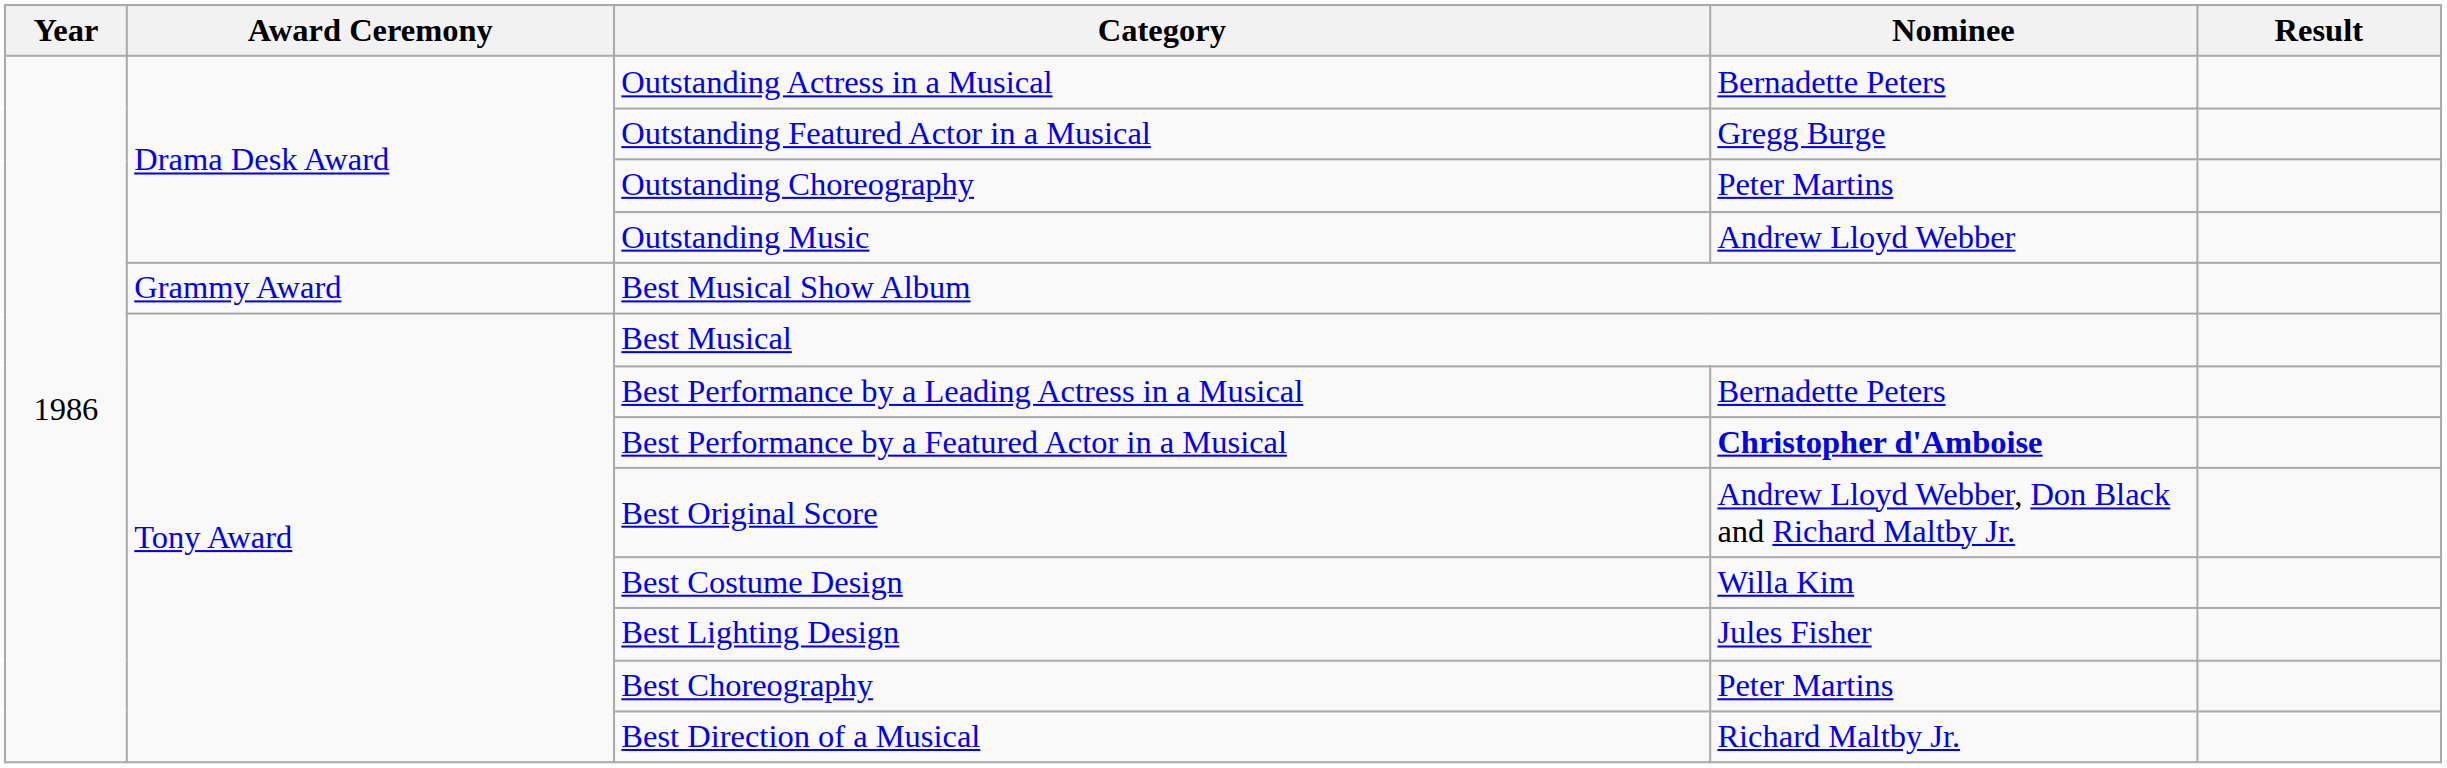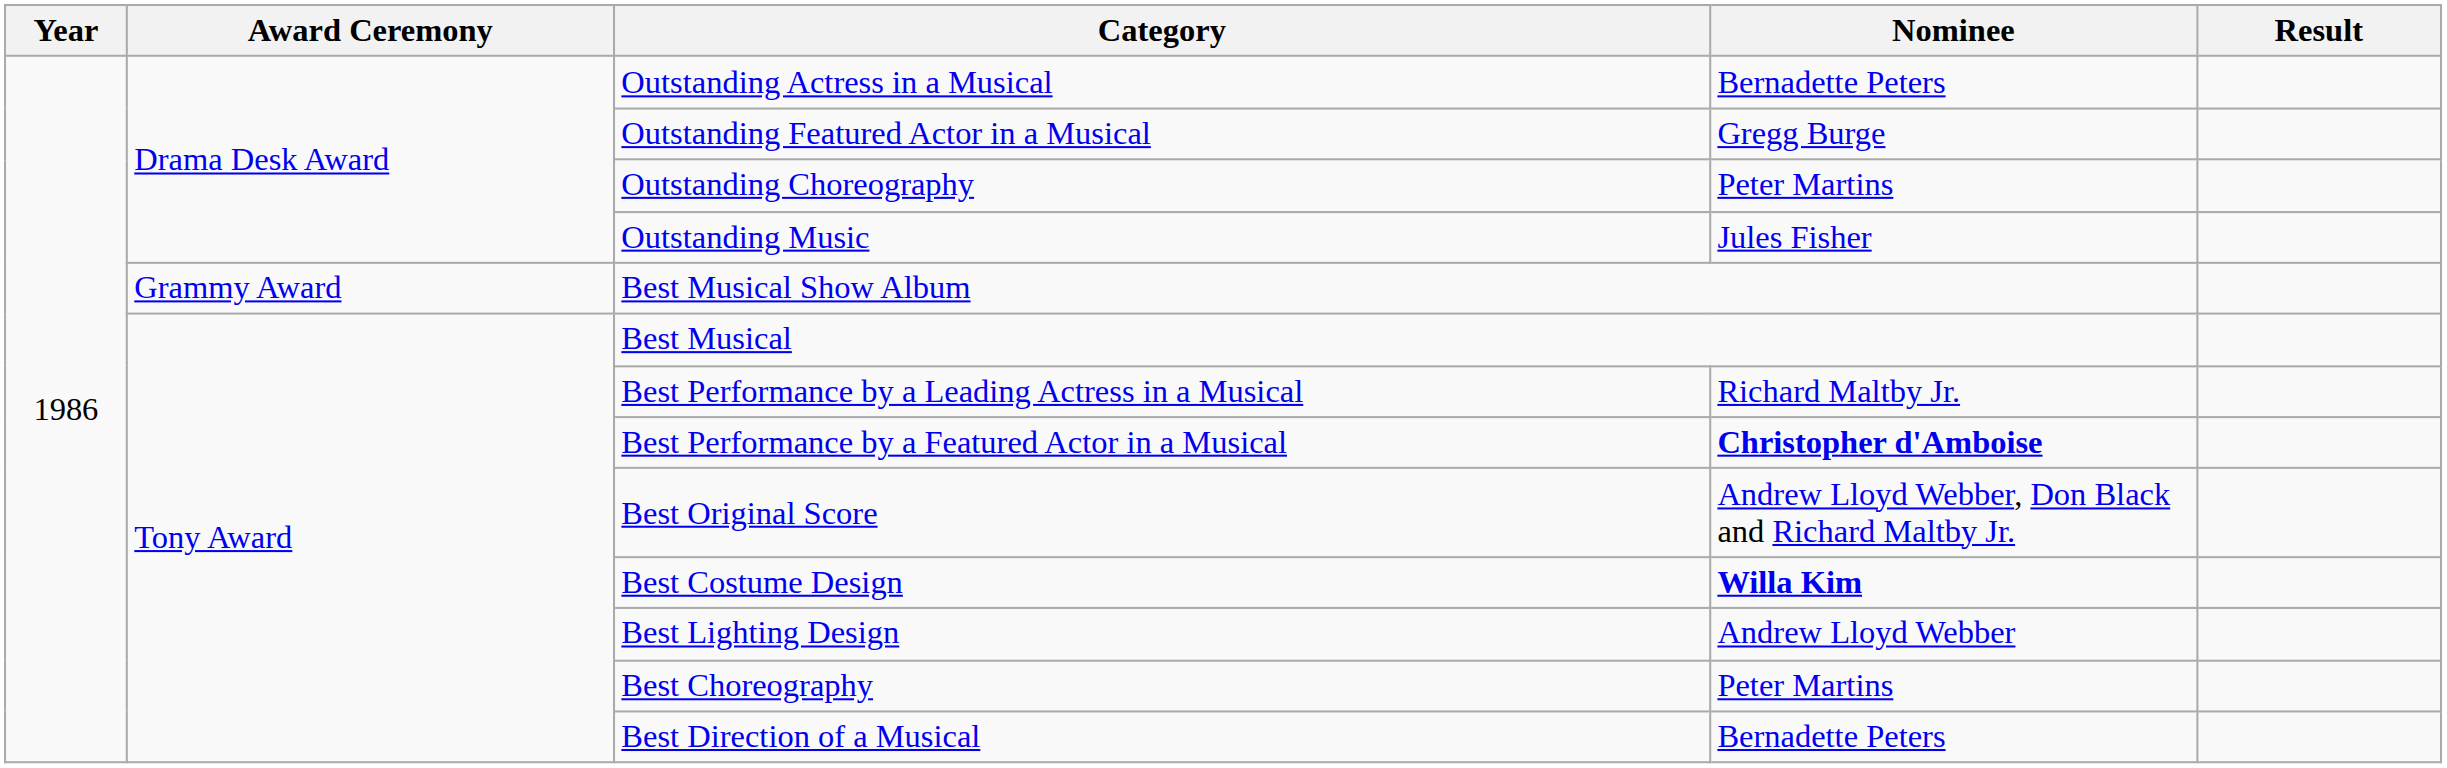(1866, 236) Andrew Lloyd Webber -> (1795, 236) Jules Fisher
(1831, 390) Bernadette Peters -> (1839, 390) Richard Maltby Jr.
(1786, 581) normal -> (1790, 581) bold
(1795, 633) Jules Fisher -> (1866, 633) Andrew Lloyd Webber
(1839, 736) Richard Maltby Jr. -> (1831, 736) Bernadette Peters
